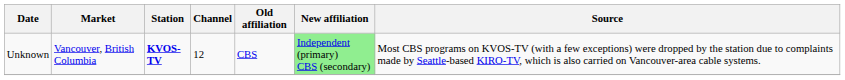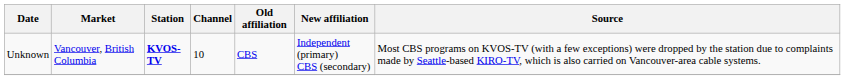(199, 54) 12 -> (199, 54) 10
(334, 54) lightgreen background -> (334, 54) no background
